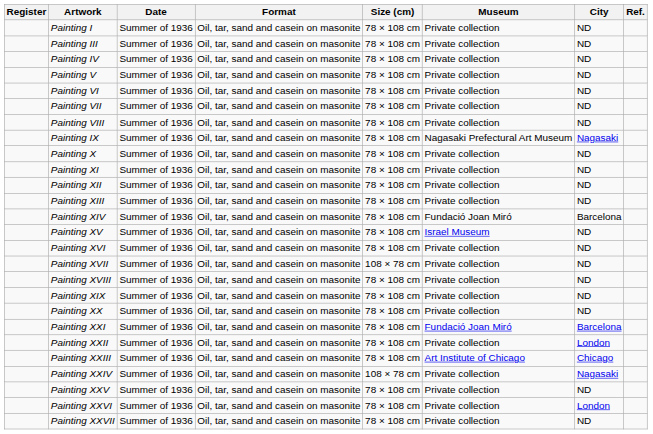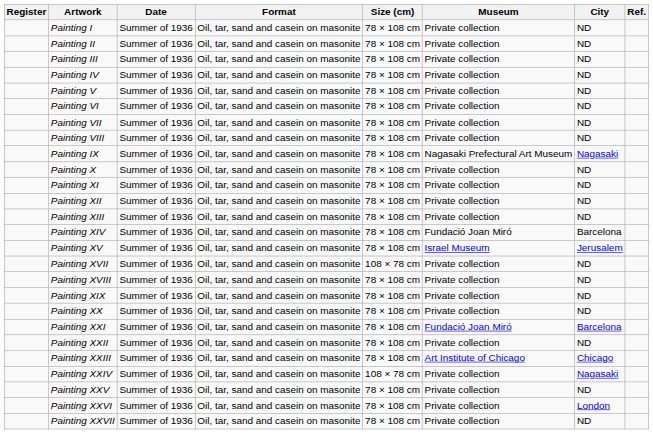+ row: (73, 43)
(584, 232) ND -> (600, 248) Jerusalem
- row: (78, 248)
(593, 342) London -> (584, 342) ND
